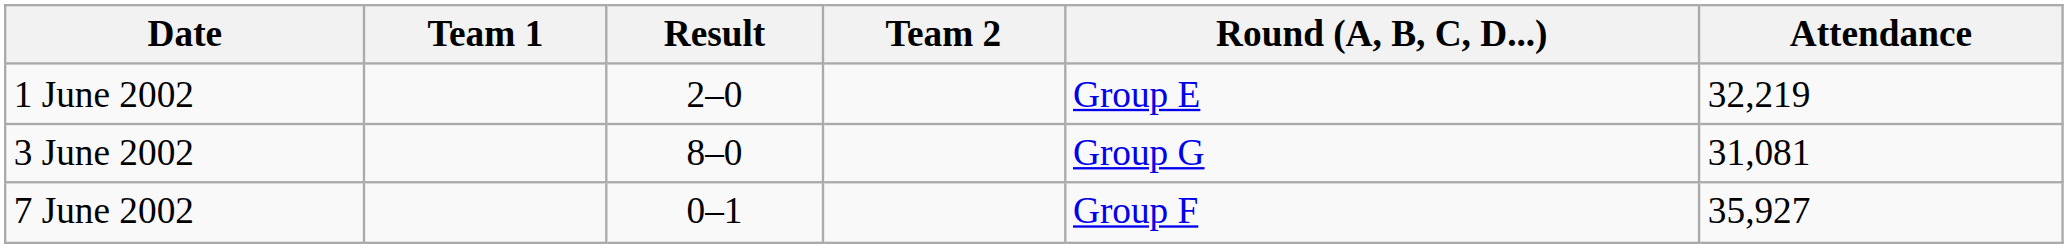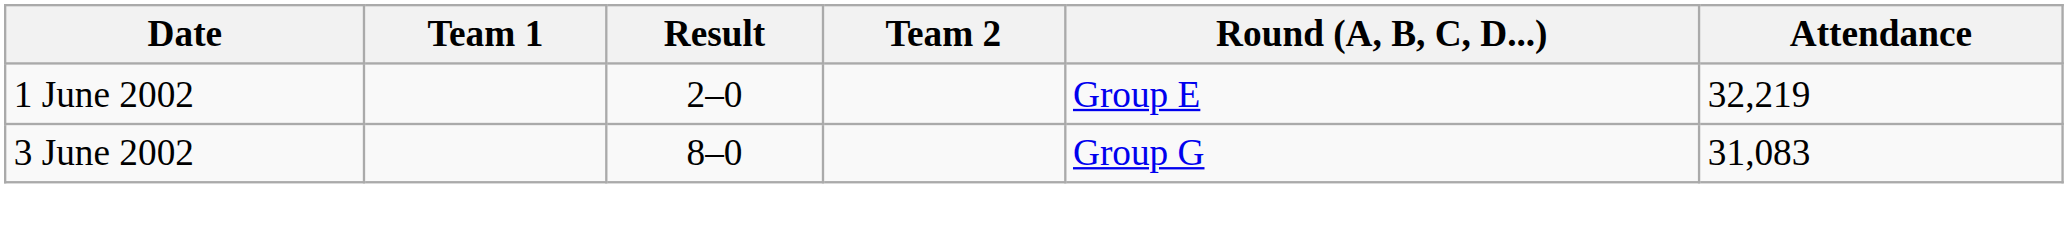(1759, 152) 31,081 -> (1759, 152) 31,083
- row: (104, 211)
